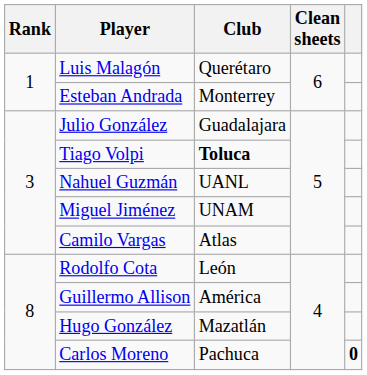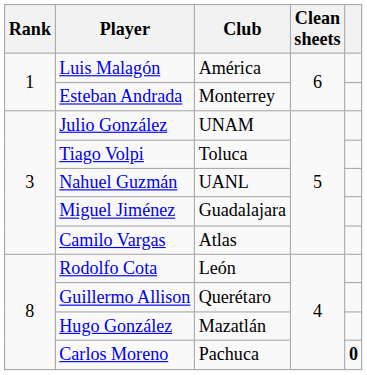(235, 67) Querétaro -> (230, 67) América
(242, 125) Guadalajara -> (226, 125) UNAM
(224, 153) bold -> (223, 153) normal
(226, 211) UNAM -> (242, 211) Guadalajara
(230, 297) América -> (235, 297) Querétaro
